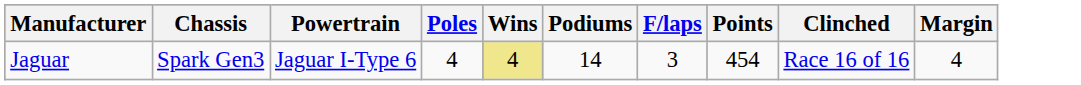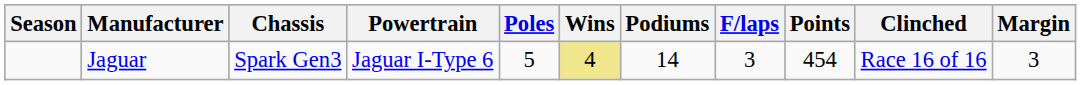+ column: (43, 22)
(452, 59) 4 -> (529, 59) 5
(956, 59) 4 -> (1034, 59) 3
